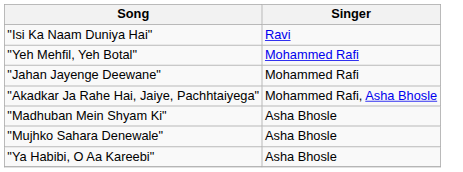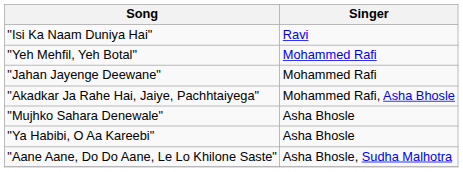- row: (87, 116)
+ row: (142, 156)
